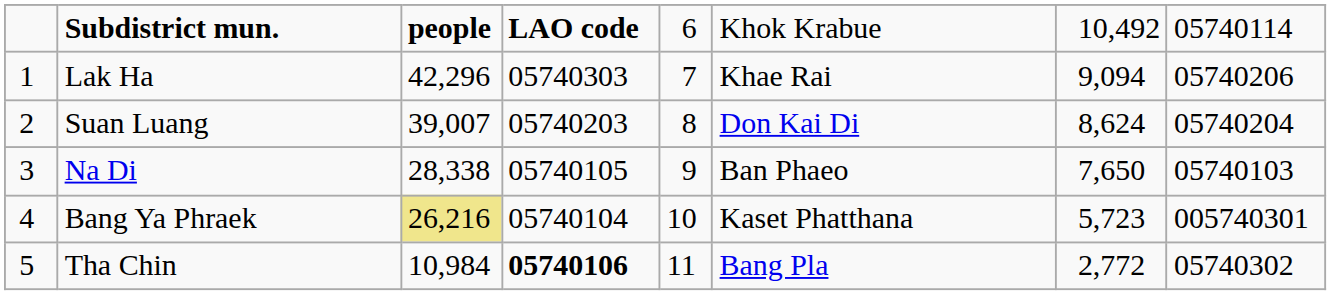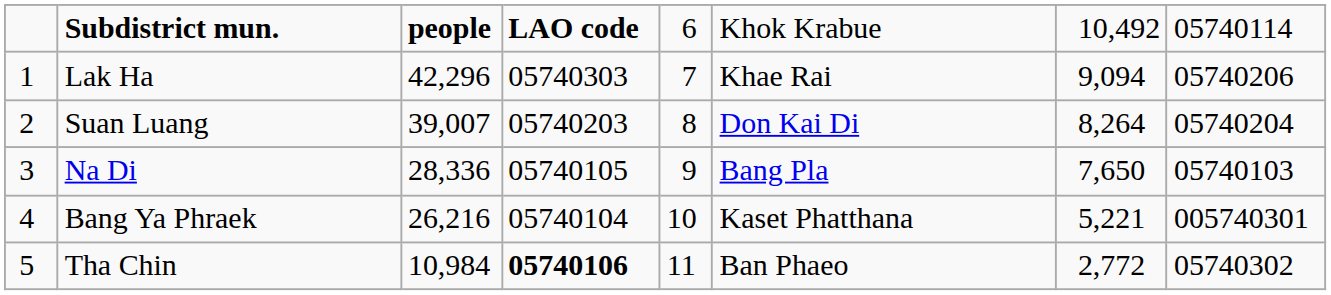(1104, 123) 8,624 -> (1104, 123) 8,264
(449, 170) 28,338 -> (449, 170) 28,336
(784, 170) Ban Phaeo -> (774, 170) Bang Pla
(449, 218) khaki background -> (449, 218) no background
(1104, 218) 5,723 -> (1104, 218) 5,221
(774, 265) Bang Pla -> (784, 265) Ban Phaeo
